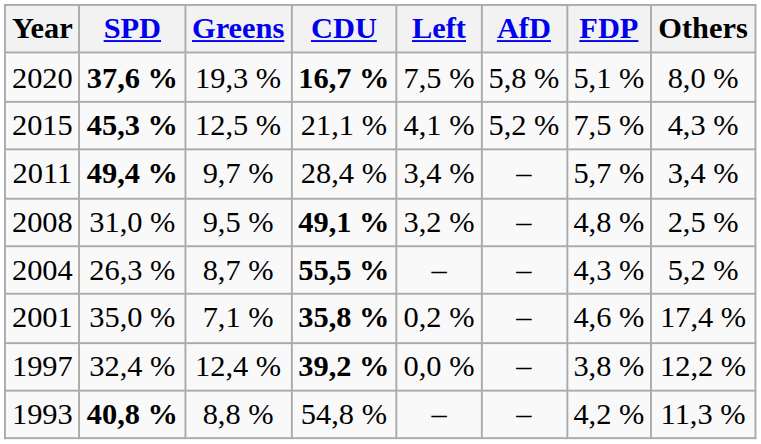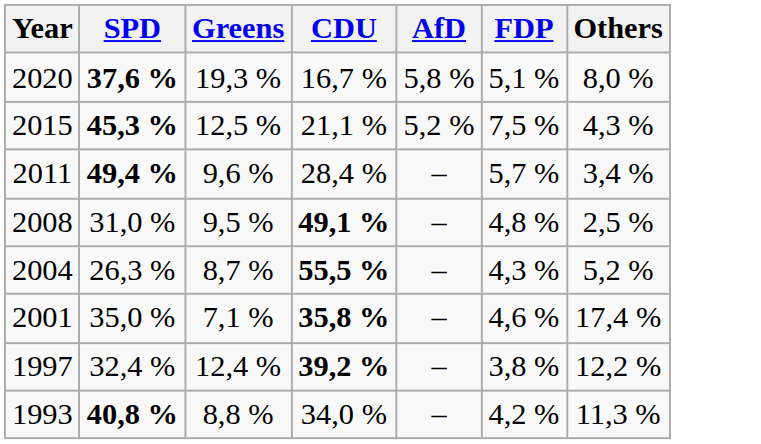- column: (439, 28)
(344, 76) bold -> (344, 76) normal
(238, 173) 9,7 % -> (238, 173) 9,6 %
(344, 414) 54,8 % -> (344, 414) 34,0 %
